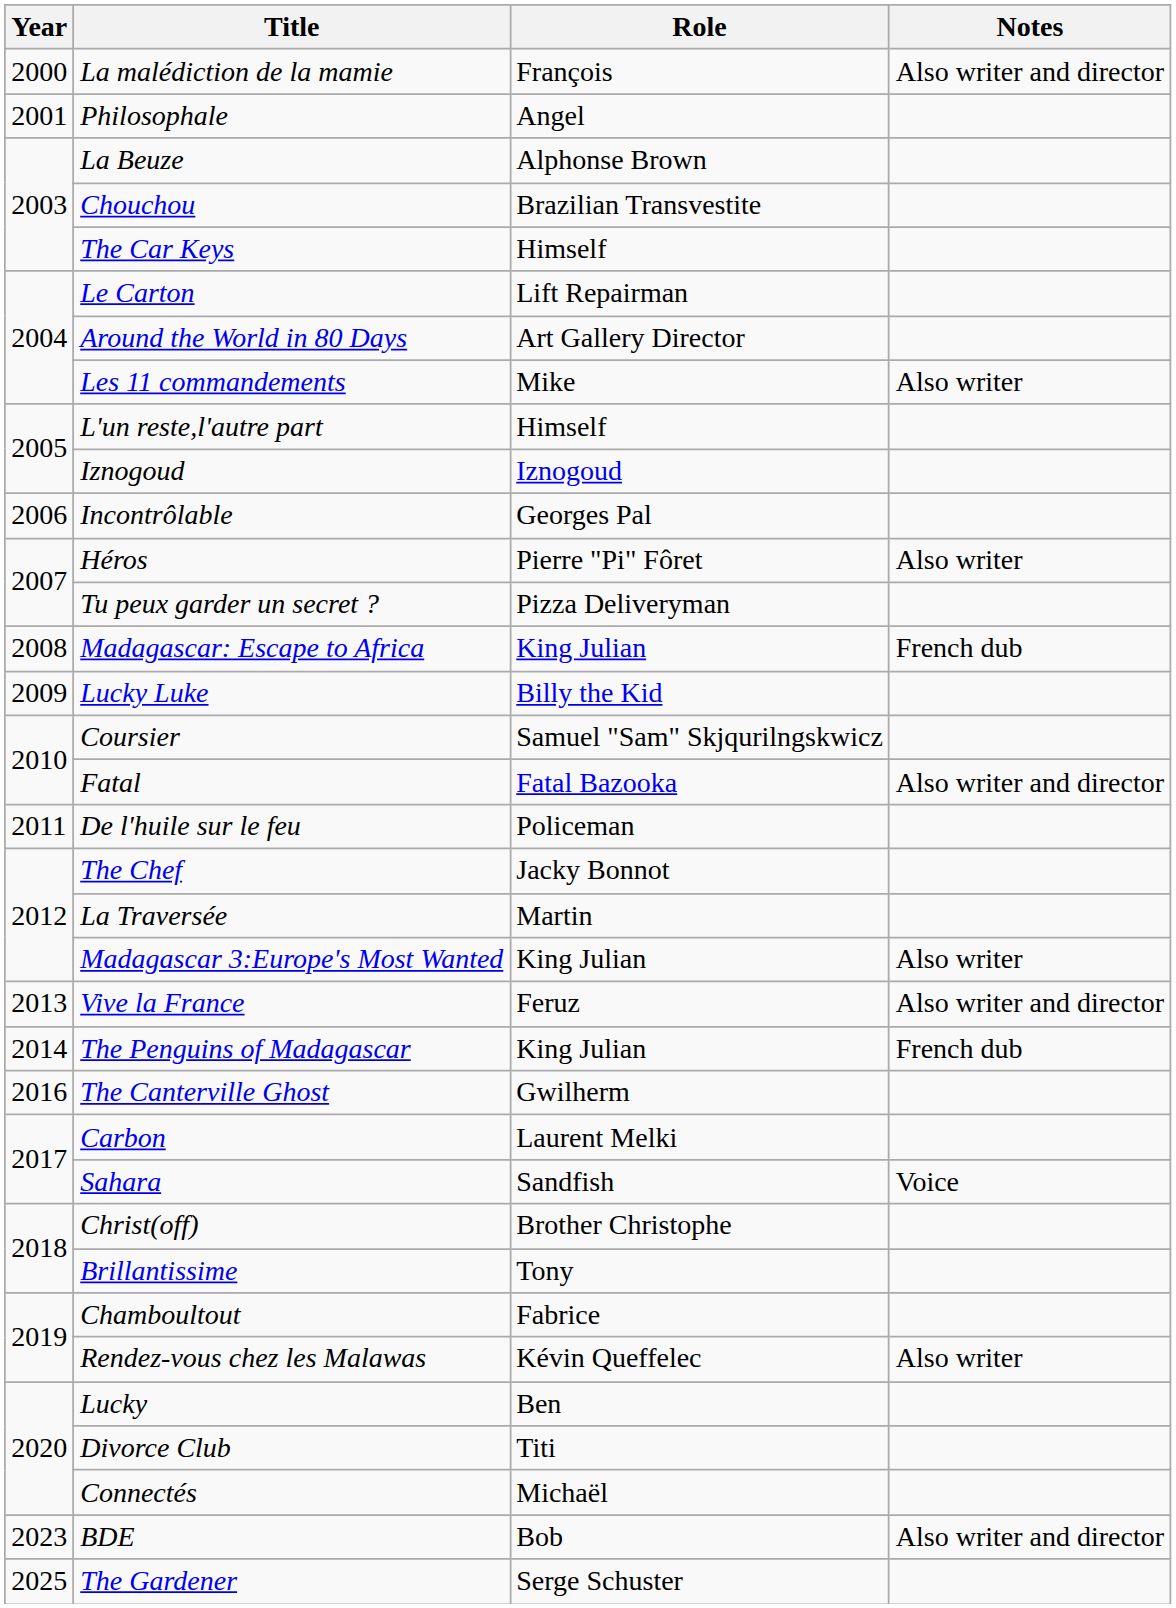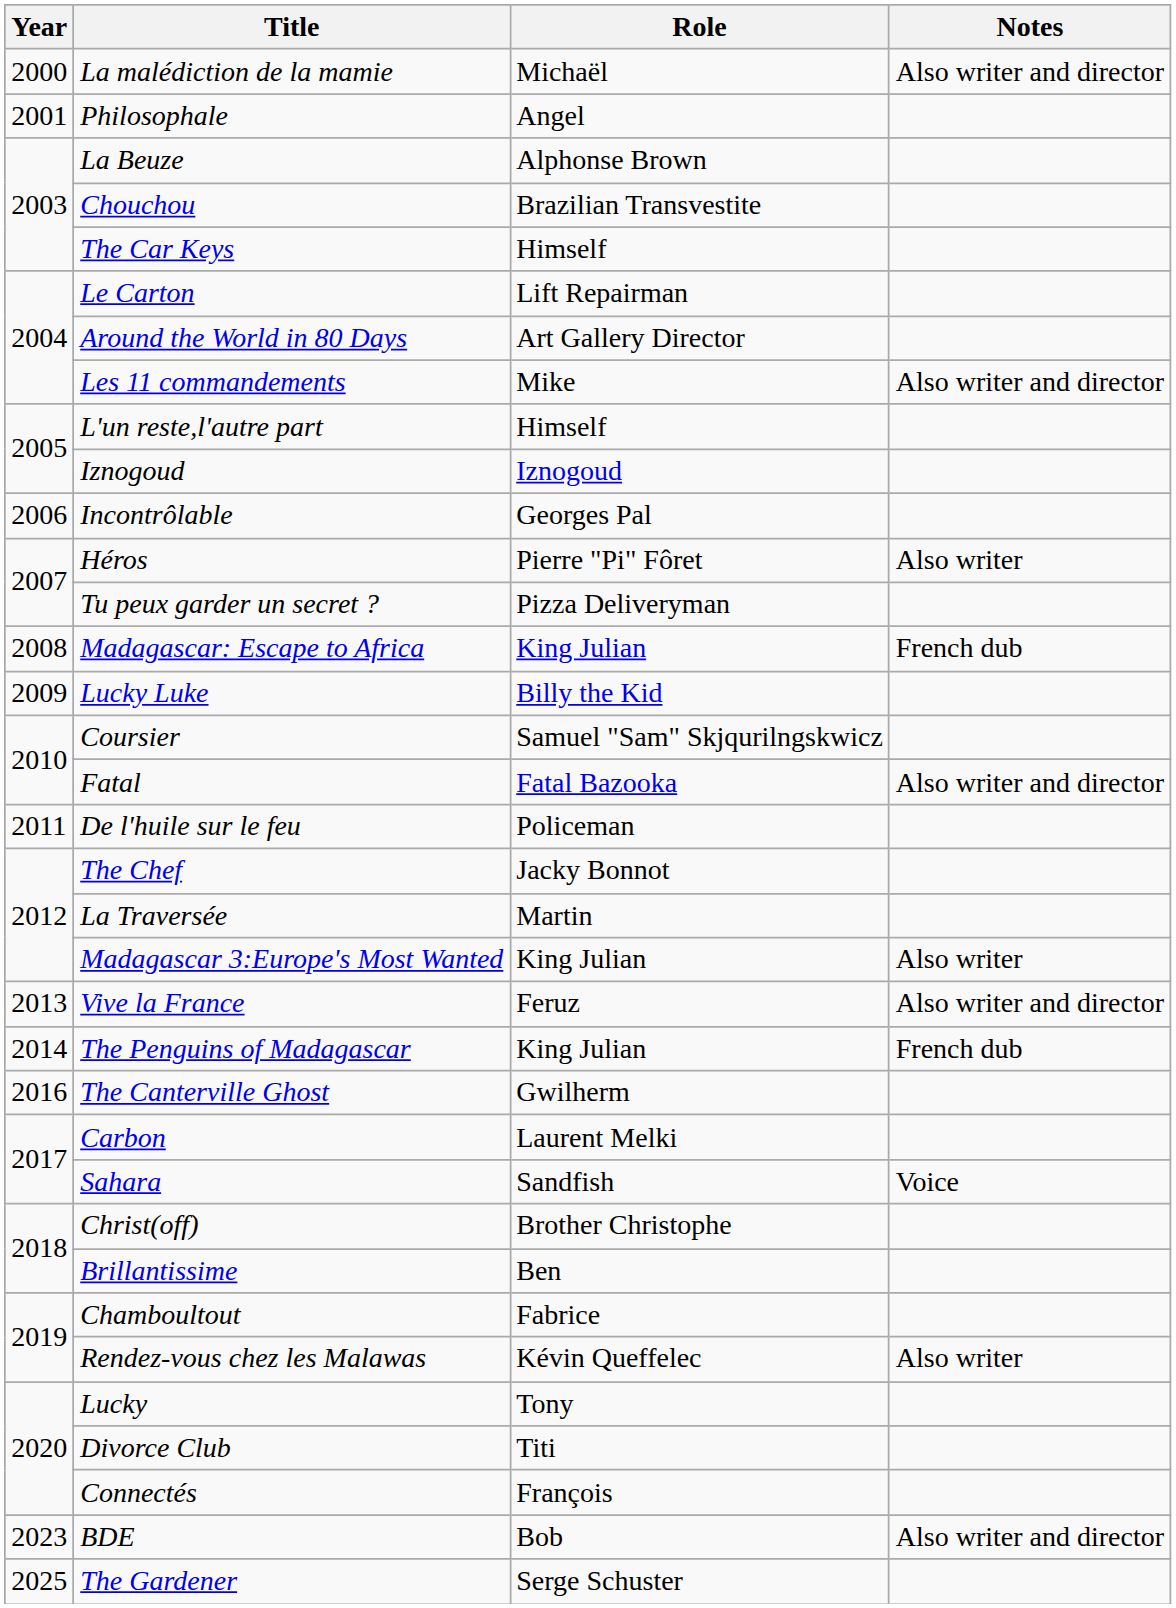(564, 71) François -> (562, 71) Michaël
(959, 381) Also writer -> (1030, 381) Also writer and director
(545, 1270) Tony -> (539, 1270) Ben
(539, 1403) Ben -> (545, 1403) Tony
(562, 1492) Michaël -> (564, 1492) François
